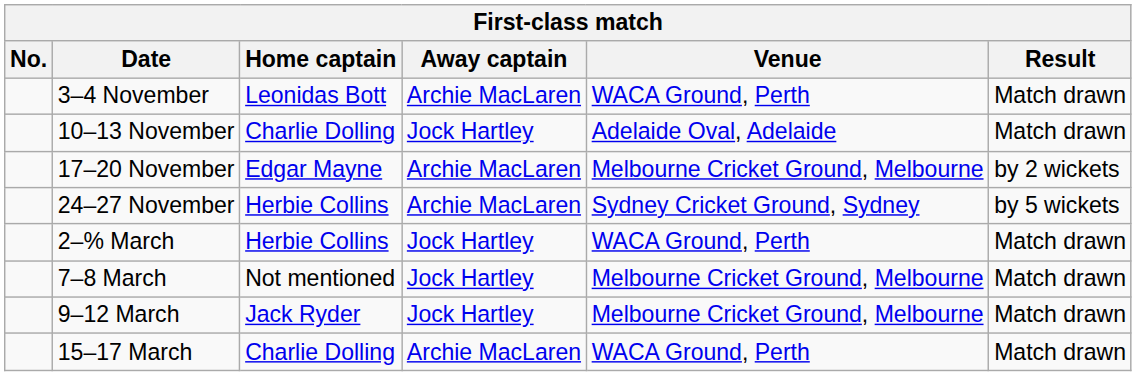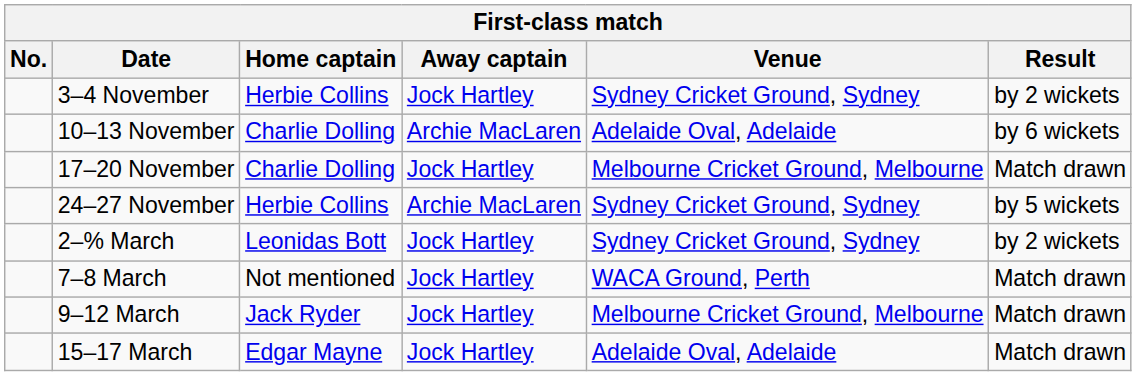(316, 95) Leonidas Bott -> (317, 95) Herbie Collins
(494, 95) Archie MacLaren -> (470, 95) Jock Hartley
(701, 95) WACA Ground, Perth -> (756, 95) Sydney Cricket Ground, Sydney
(1060, 95) Match drawn -> (1057, 95) by 2 wickets
(470, 132) Jock Hartley -> (494, 132) Archie MacLaren
(1060, 132) Match drawn -> (1057, 132) by 6 wickets
(314, 168) Edgar Mayne -> (320, 168) Charlie Dolling
(494, 168) Archie MacLaren -> (470, 168) Jock Hartley
(1057, 168) by 2 wickets -> (1060, 168) Match drawn
(317, 242) Herbie Collins -> (316, 242) Leonidas Bott
(701, 242) WACA Ground, Perth -> (756, 242) Sydney Cricket Ground, Sydney
(1060, 242) Match drawn -> (1057, 242) by 2 wickets
(788, 278) Melbourne Cricket Ground, Melbourne -> (701, 278) WACA Ground, Perth
(320, 351) Charlie Dolling -> (314, 351) Edgar Mayne
(494, 351) Archie MacLaren -> (470, 351) Jock Hartley
(701, 351) WACA Ground, Perth -> (714, 351) Adelaide Oval, Adelaide
